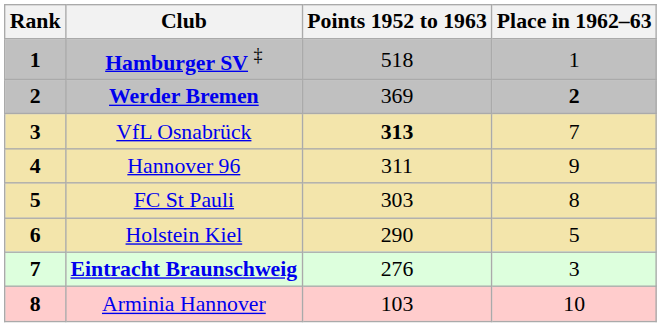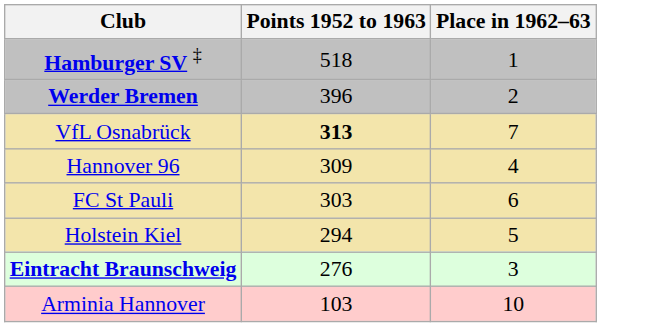- column: (35, 21)
(397, 96) 369 -> (336, 96) 396
(574, 96) bold -> (513, 96) normal
(397, 165) 311 -> (336, 165) 309
(574, 165) 9 -> (513, 165) 4
(574, 200) 8 -> (513, 200) 6
(397, 234) 290 -> (336, 234) 294
